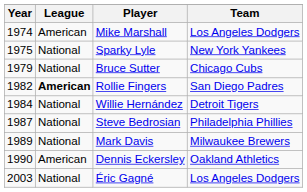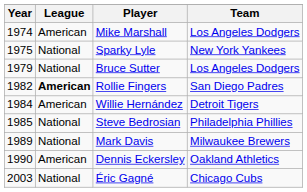(226, 68) Chicago Cubs -> (245, 68) Los Angeles Dodgers
(59, 104) National -> (62, 104) American
(20, 123) 1987 -> (20, 123) 1985
(245, 178) Los Angeles Dodgers -> (226, 178) Chicago Cubs
